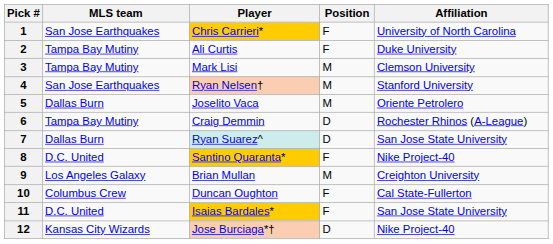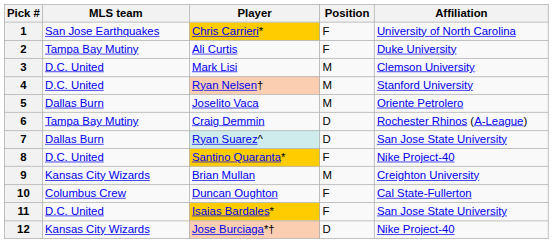(92, 67) Tampa Bay Mutiny -> (74, 67) D.C. United
(102, 85) San Jose Earthquakes -> (74, 85) D.C. United
(95, 175) Los Angeles Galaxy -> (97, 175) Kansas City Wizards
